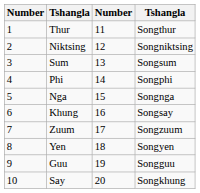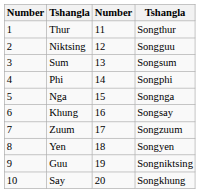(165, 46) Songniktsing -> (156, 46) Songguu
(156, 163) Songguu -> (165, 163) Songniktsing
